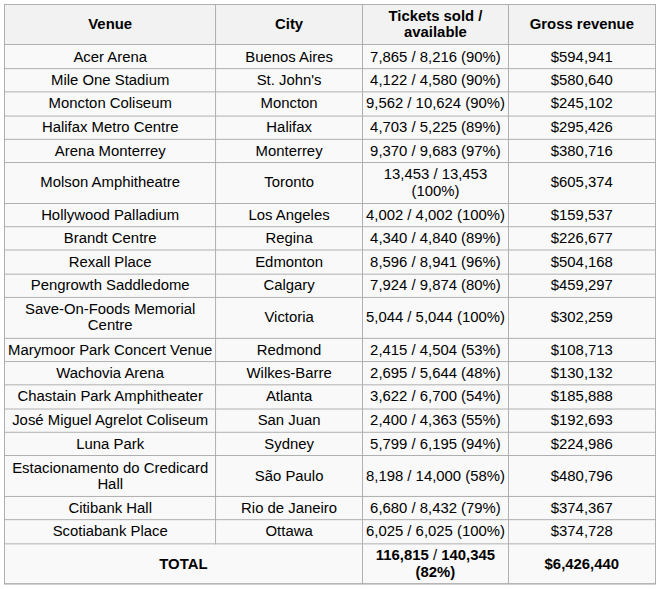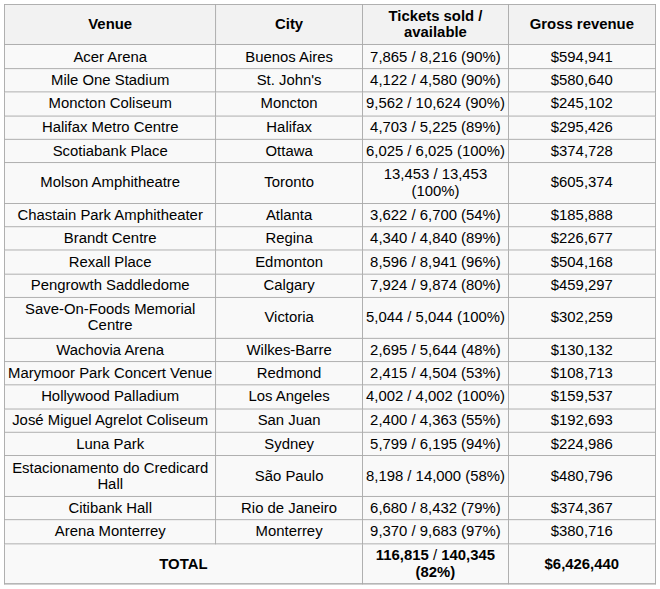rows swapped: (110, 531) <-> (110, 151)
rows swapped: (110, 396) <-> (110, 214)
rows swapped: (110, 349) <-> (110, 373)
